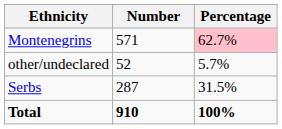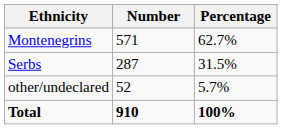(217, 40) pink background -> (217, 40) no background
rows swapped: (25, 87) <-> (58, 64)
